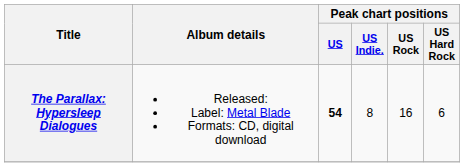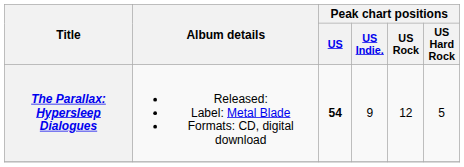(370, 113) 8 -> (370, 113) 9
(406, 113) 16 -> (406, 113) 12
(442, 113) 6 -> (442, 113) 5
